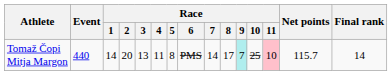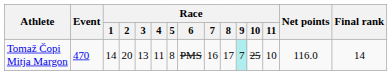(81, 55) 440 -> (81, 55) 470
(212, 55) 14 -> (212, 55) 16
(271, 55) pink background -> (271, 55) no background
(306, 55) 115.7 -> (306, 55) 116.0
